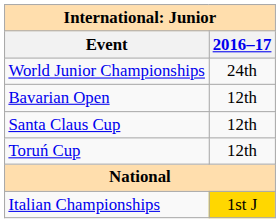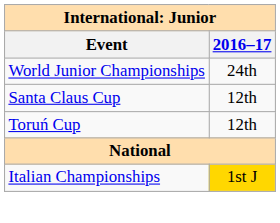- row: (59, 97)
